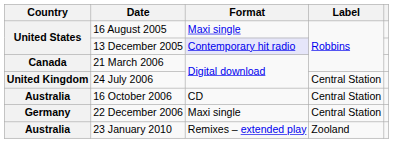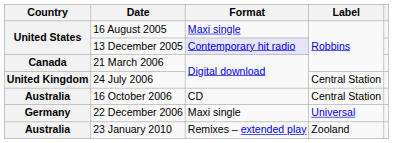(346, 113) Central Station -> (333, 113) Universal
